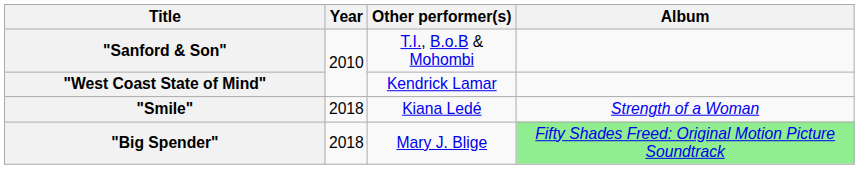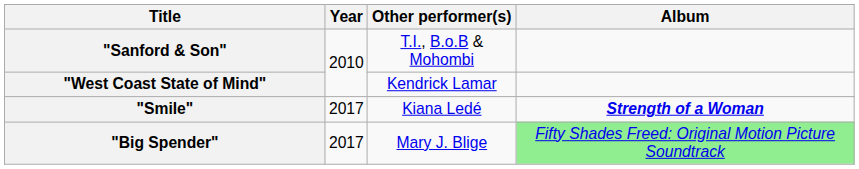(346, 109) 2018 -> (346, 109) 2017
(685, 109) normal -> (685, 109) bold
(346, 142) 2018 -> (346, 142) 2017
